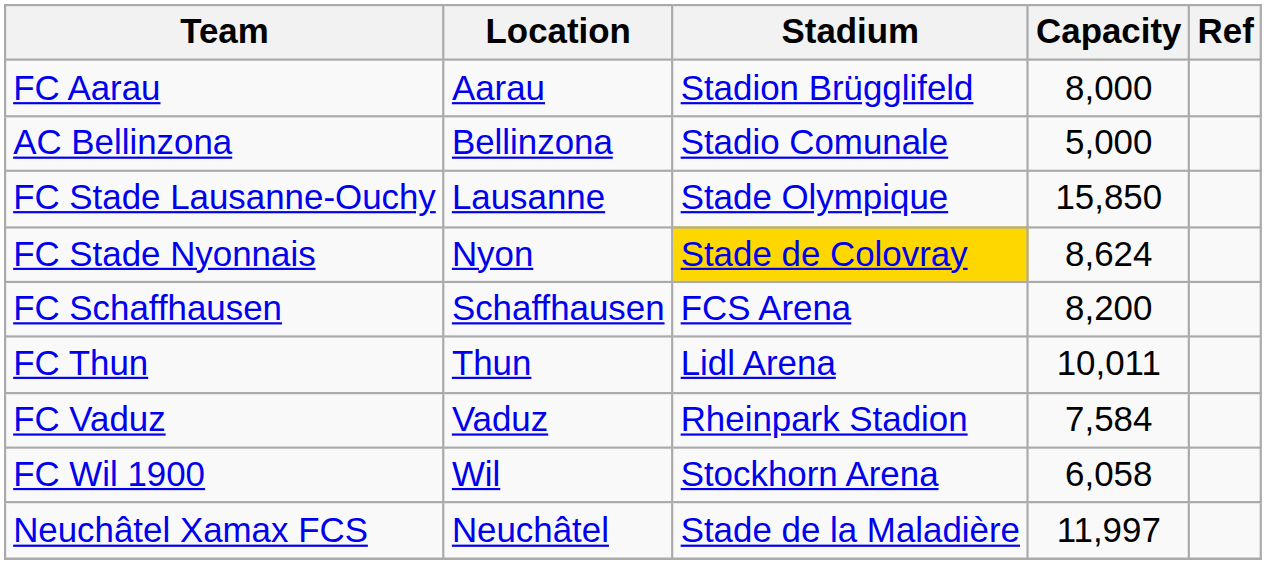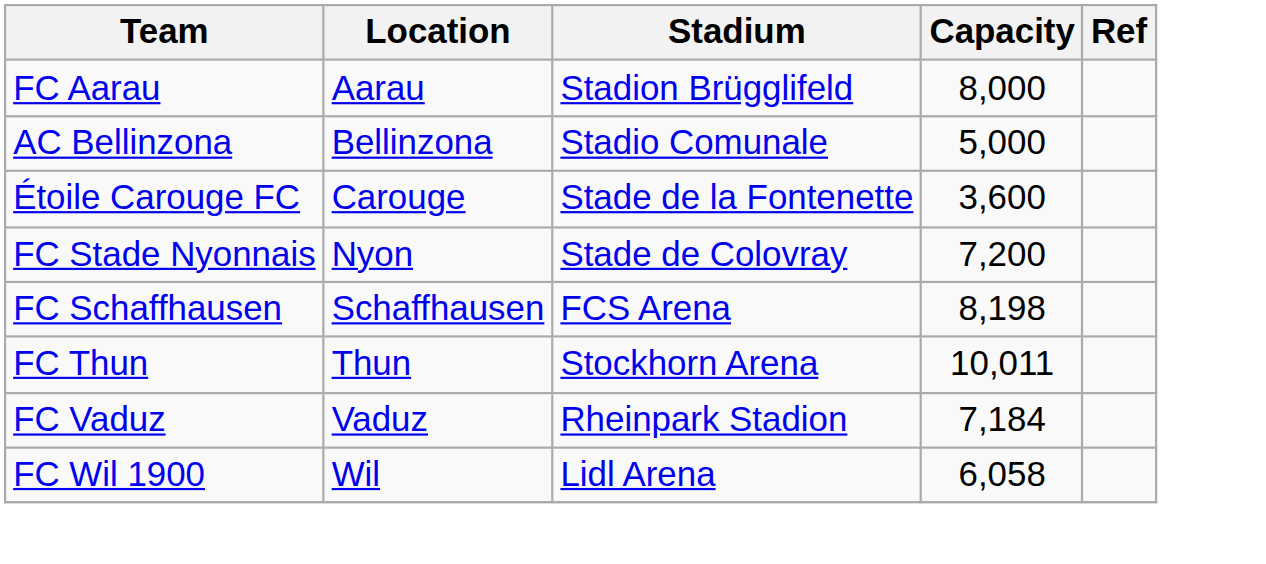+ row: (157, 198)
- row: (224, 198)
(824, 253) gold background -> (704, 253) no background
(1109, 253) 8,624 -> (1002, 253) 7,200
(1109, 308) 8,200 -> (1002, 308) 8,198
(758, 364) Lidl Arena -> (689, 364) Stockhorn Arena
(1109, 419) 7,584 -> (1002, 419) 7,184
(810, 474) Stockhorn Arena -> (638, 474) Lidl Arena
- row: (191, 530)
